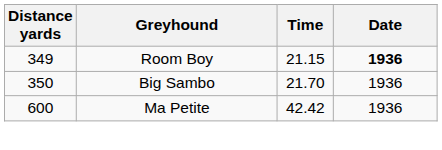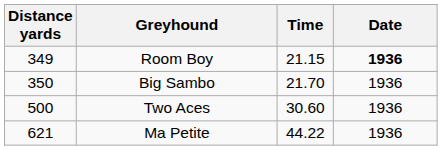+ row: (177, 108)
(40, 108) 600 -> (40, 132) 621
(305, 108) 42.42 -> (305, 132) 44.22
